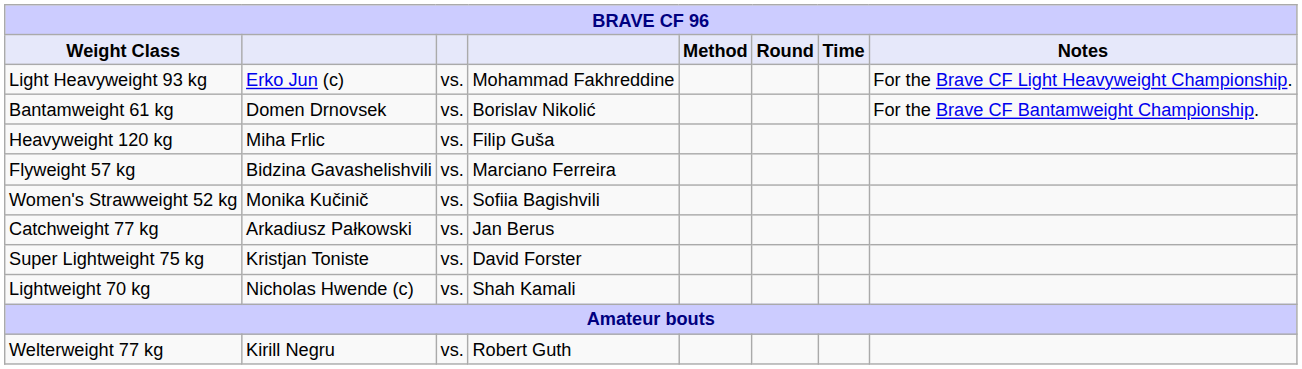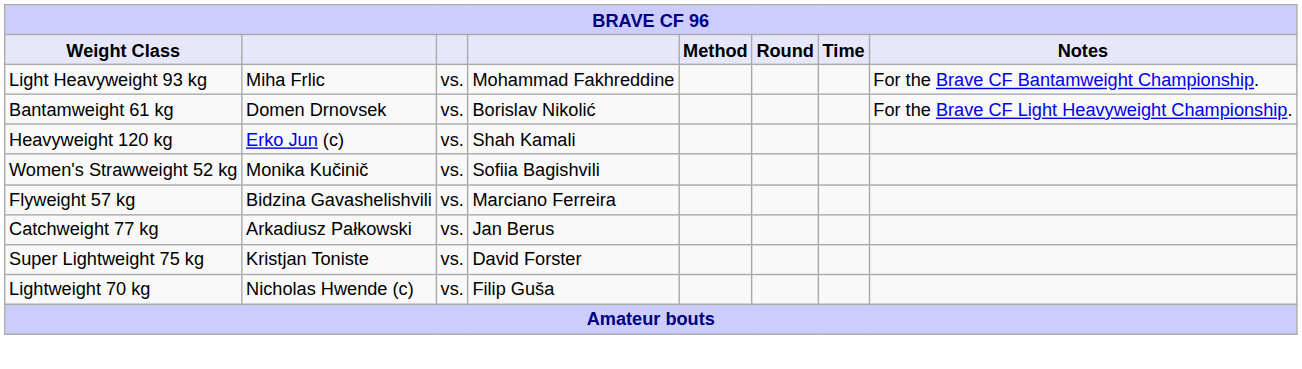(295, 79) Erko Jun (c) -> (285, 79) Miha Frlic
(1083, 79) For the Brave CF Light Heavyweight Championship. -> (1066, 79) For the Brave CF Bantamweight Championship.
(1066, 109) For the Brave CF Bantamweight Championship. -> (1083, 109) For the Brave CF Light Heavyweight Championship.
(285, 139) Miha Frlic -> (295, 139) Erko Jun (c)
(513, 139) Filip Guša -> (524, 139) Shah Kamali
rows swapped: (123, 199) <-> (72, 169)
(524, 289) Shah Kamali -> (513, 289) Filip Guša
- row: (86, 349)
